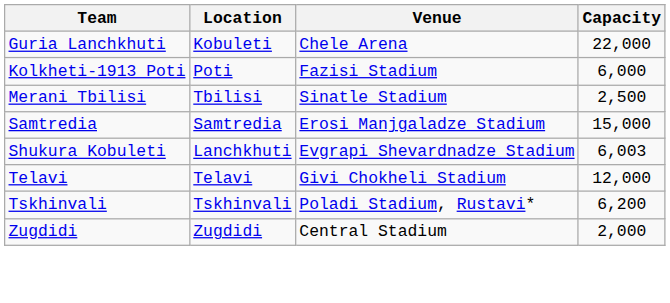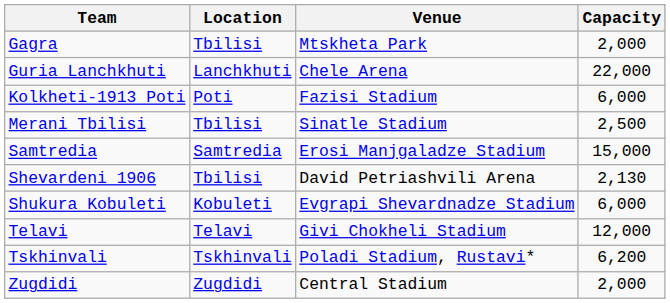+ row: (33, 45)
(233, 45) Kobuleti -> (242, 71) Lanchkhuti
+ row: (82, 178)
(242, 151) Lanchkhuti -> (233, 205) Kobuleti
(622, 151) 6,003 -> (622, 205) 6,000
